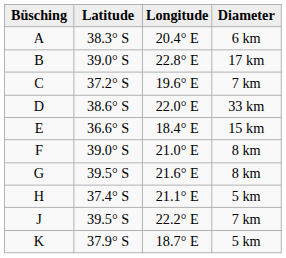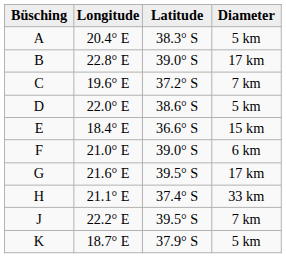columns swapped: (108, 15) <-> (177, 15)
(246, 38) 6 km -> (246, 38) 5 km
(246, 106) 33 km -> (246, 106) 5 km
(246, 151) 8 km -> (246, 151) 6 km
(246, 173) 8 km -> (246, 173) 17 km
(246, 196) 5 km -> (246, 196) 33 km
